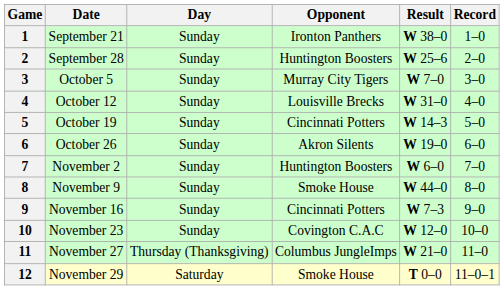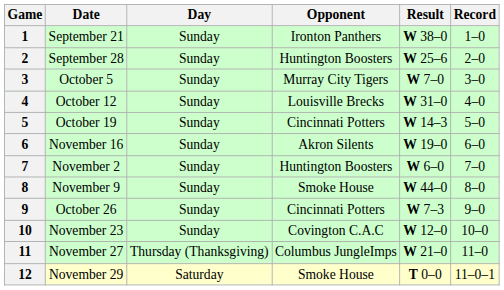(86, 144) October 26 -> (86, 144) November 16
(86, 209) November 16 -> (86, 209) October 26
